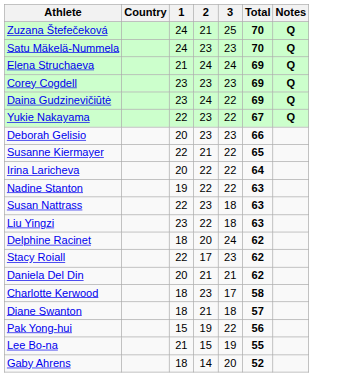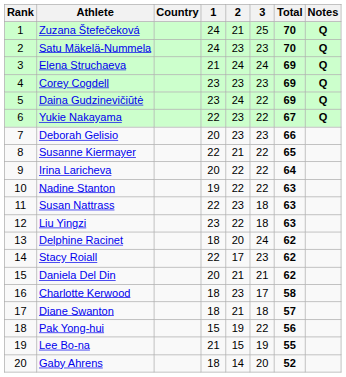+ column: (20, 13)
